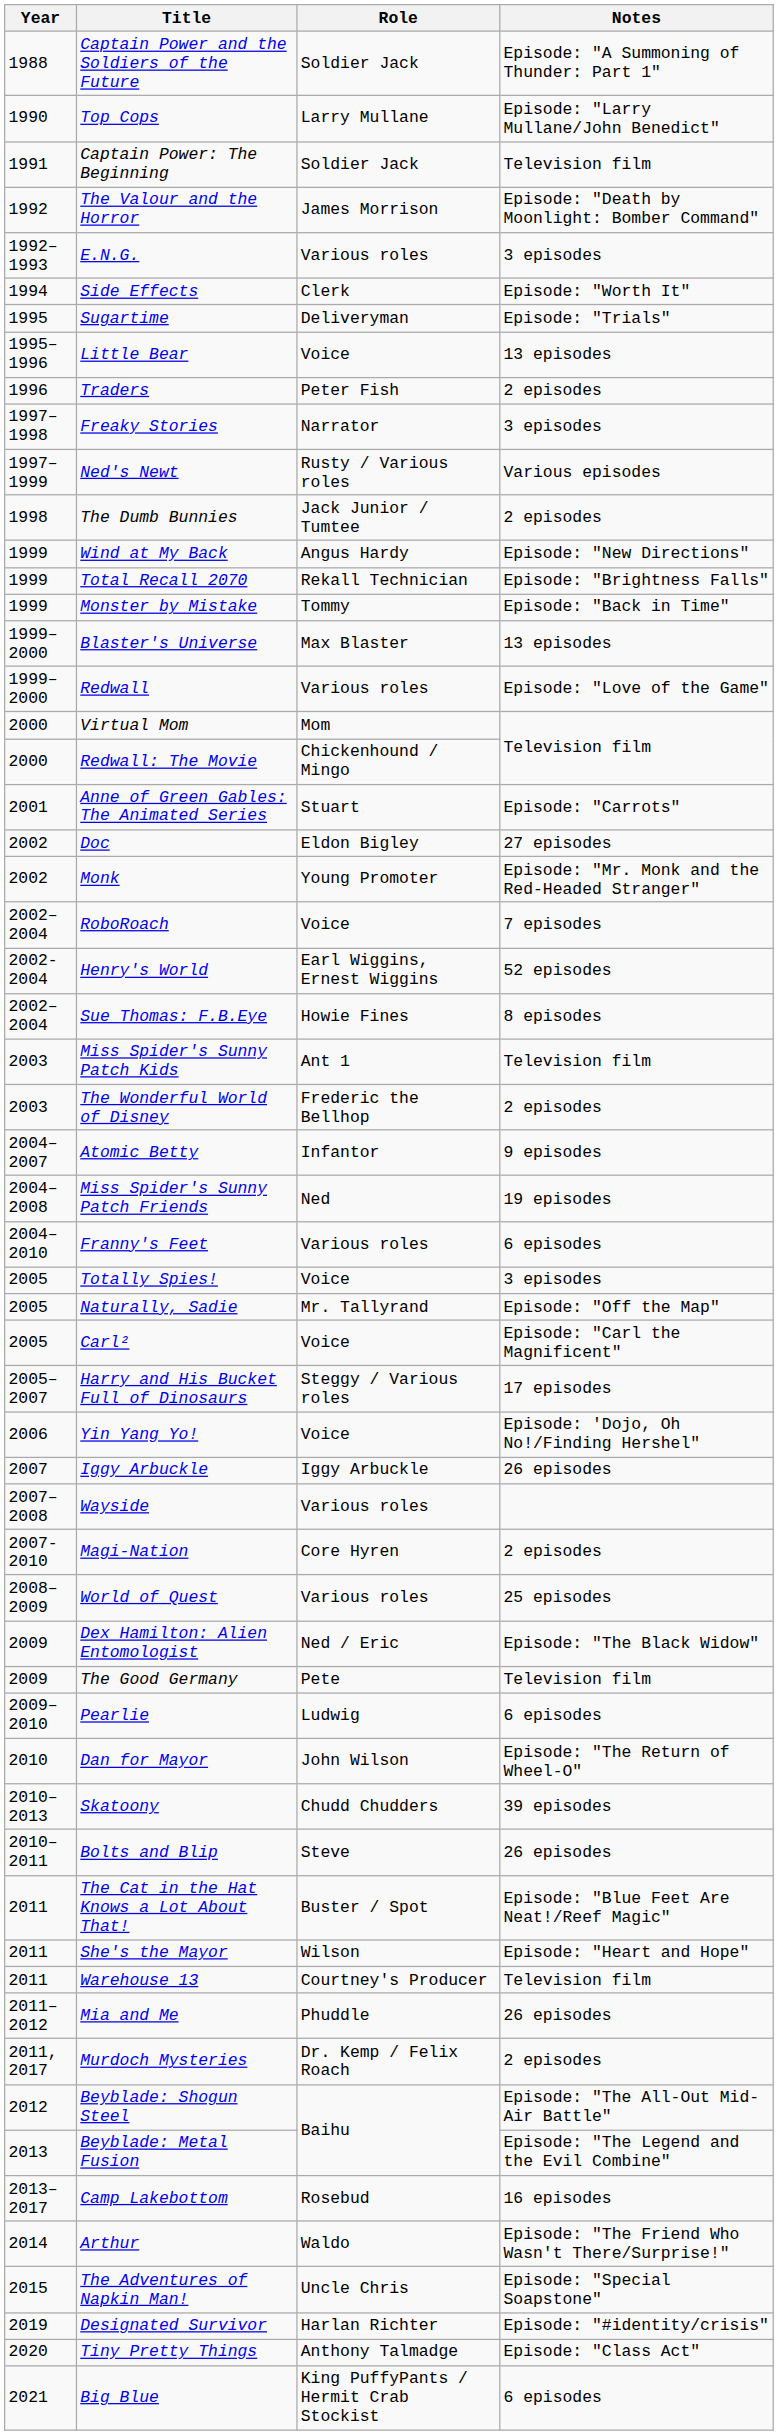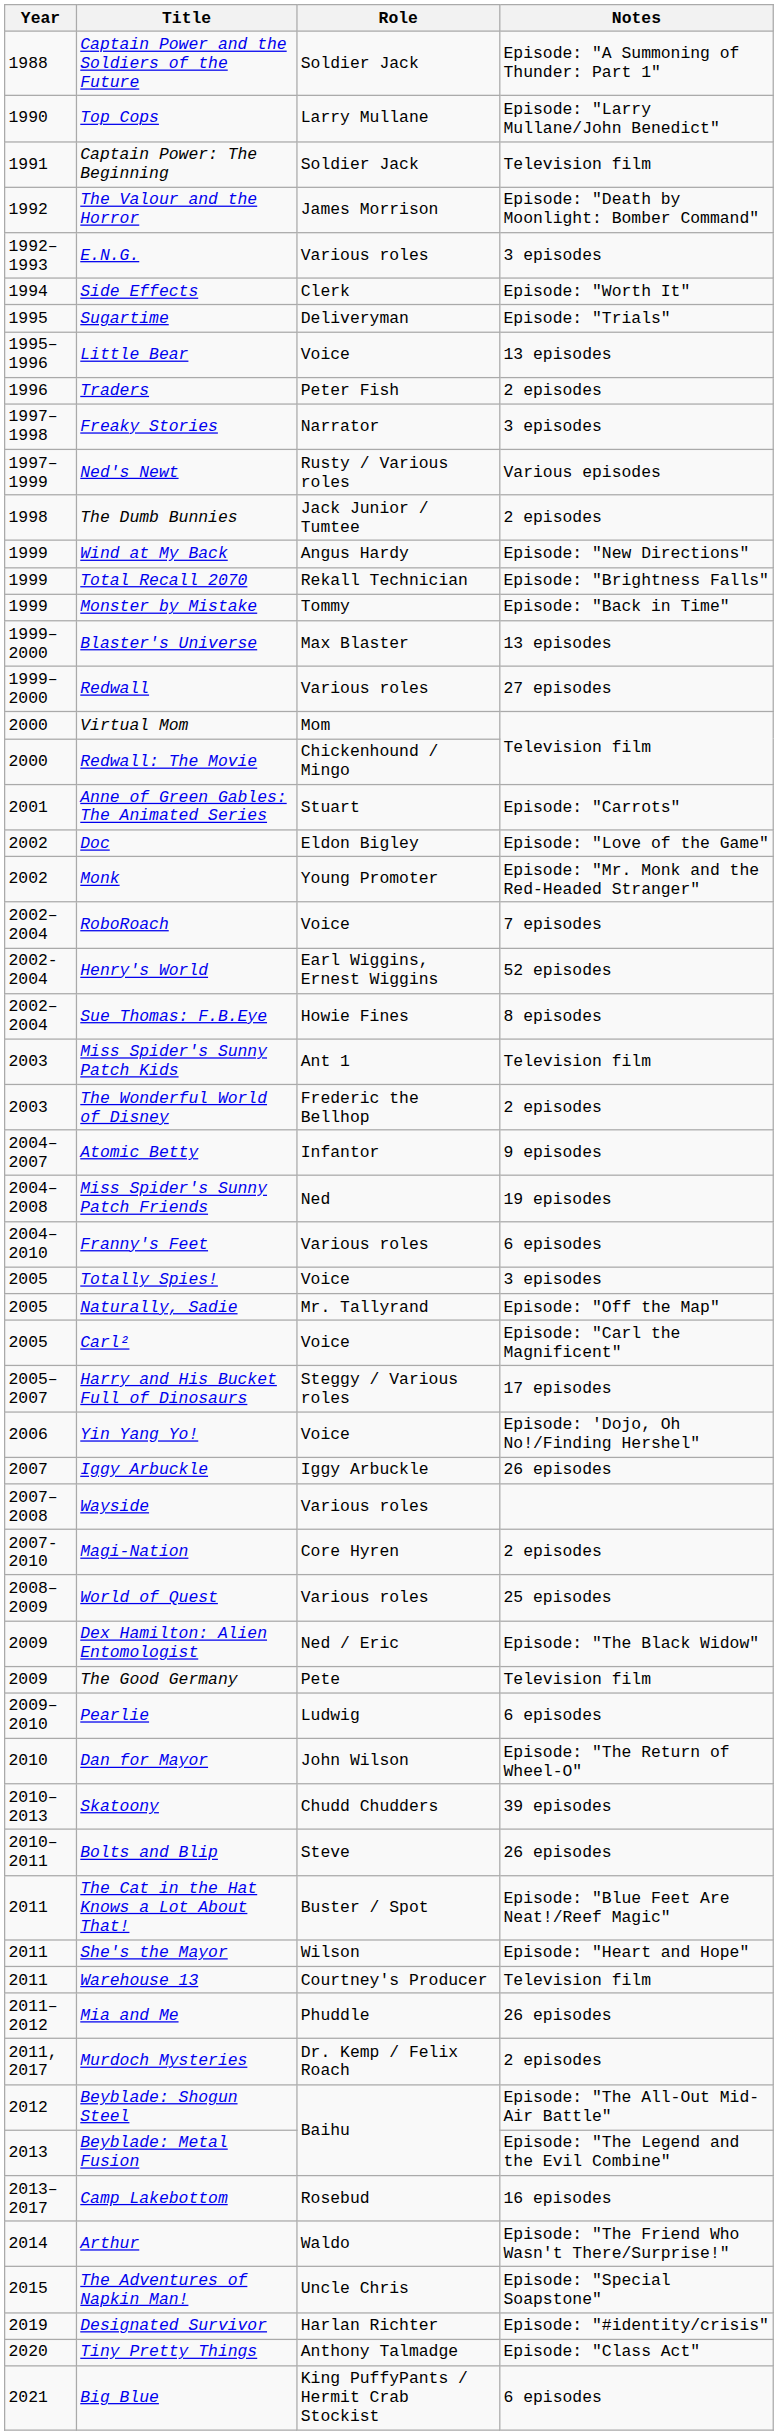(636, 689) Episode: "Love of the Game" -> (558, 689) 27 episodes
(558, 843) 27 episodes -> (636, 843) Episode: "Love of the Game"
